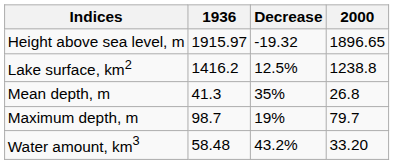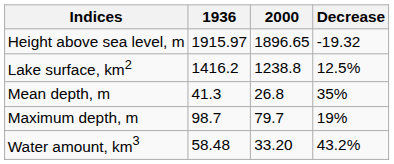columns swapped: (357, 17) <-> (288, 17)
